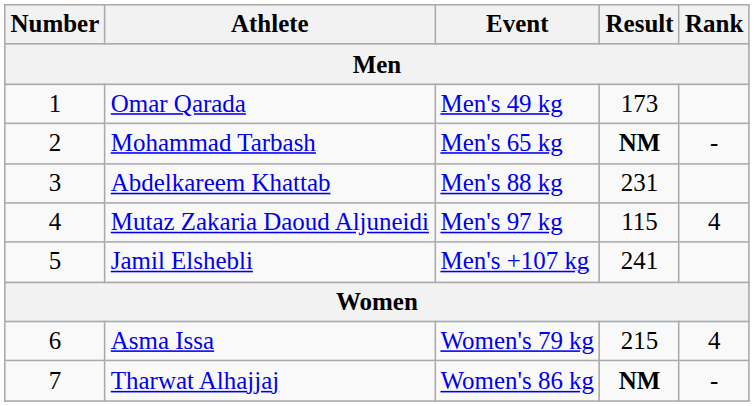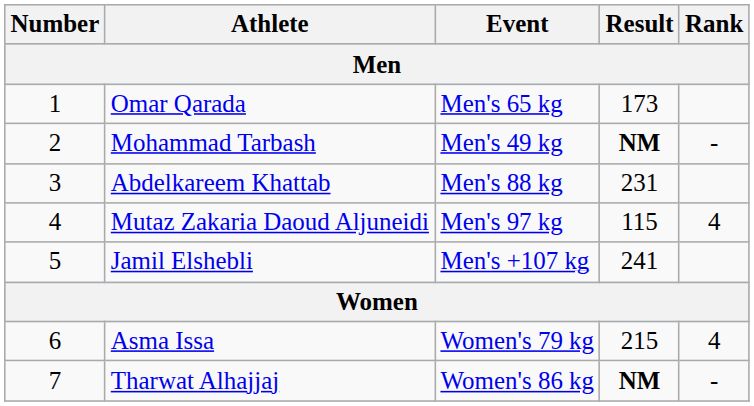(502, 103) Men's 49 kg -> (502, 103) Men's 65 kg
(502, 143) Men's 65 kg -> (502, 143) Men's 49 kg
